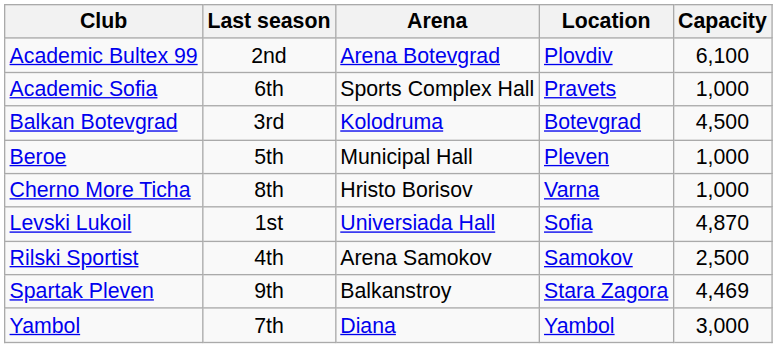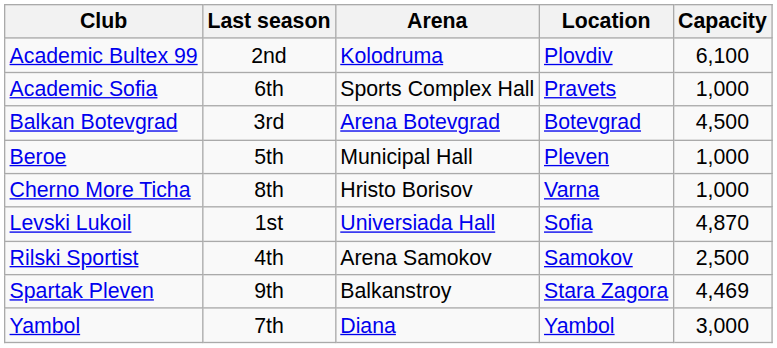(420, 55) Arena Botevgrad -> (392, 55) Kolodruma
(392, 122) Kolodruma -> (420, 122) Arena Botevgrad
